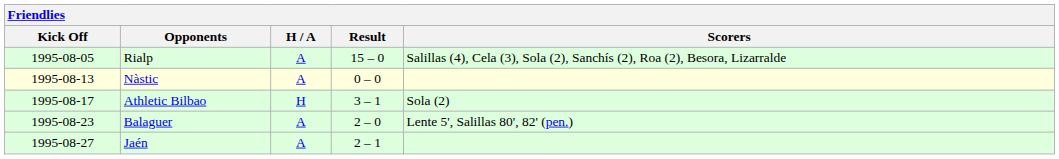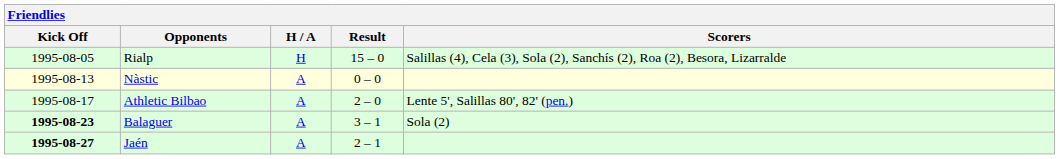(301, 57) A -> (301, 57) H
(301, 100) H -> (301, 100) A
(367, 100) 3 – 1 -> (367, 100) 2 – 0
(428, 100) Sola (2) -> (490, 100) Lente 5', Salillas 80', 82' (pen.)
(63, 121) normal -> (63, 121) bold
(367, 121) 2 – 0 -> (367, 121) 3 – 1
(490, 121) Lente 5', Salillas 80', 82' (pen.) -> (428, 121) Sola (2)
(63, 143) normal -> (63, 143) bold
